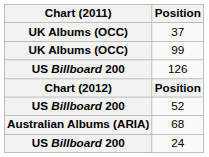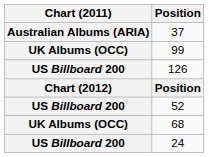(78, 32) UK Albums (OCC) -> (78, 32) Australian Albums (ARIA)
(78, 124) Australian Albums (ARIA) -> (78, 124) UK Albums (OCC)
